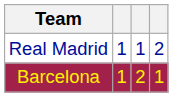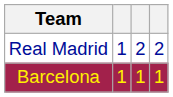(140, 48) 1 -> (140, 48) 2
(140, 77) 2 -> (140, 77) 1
